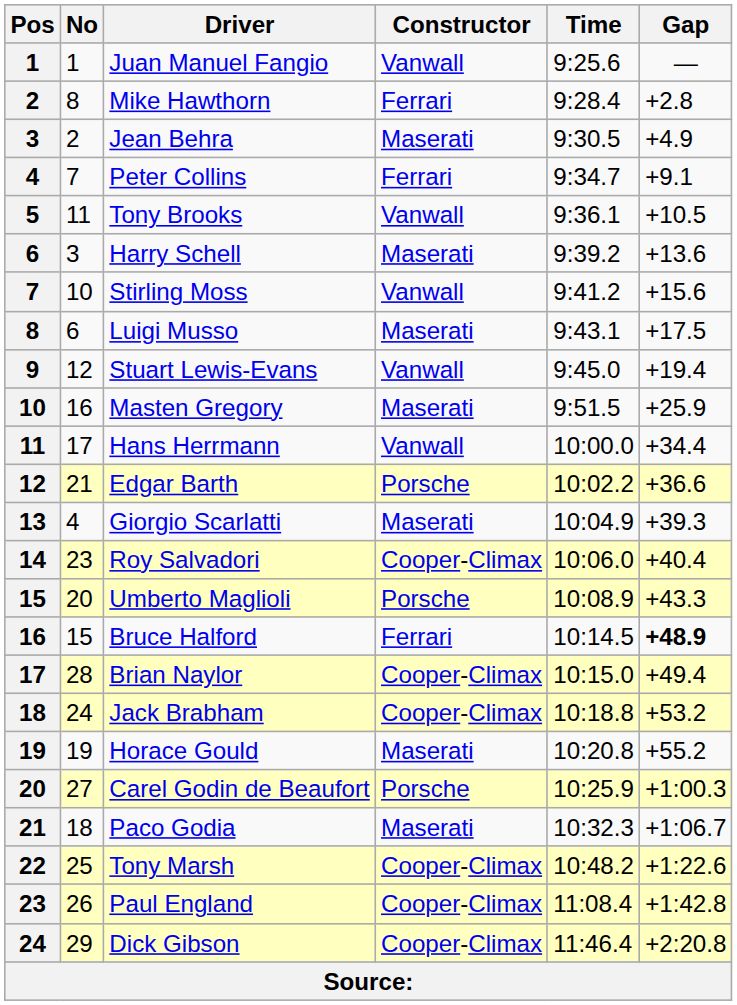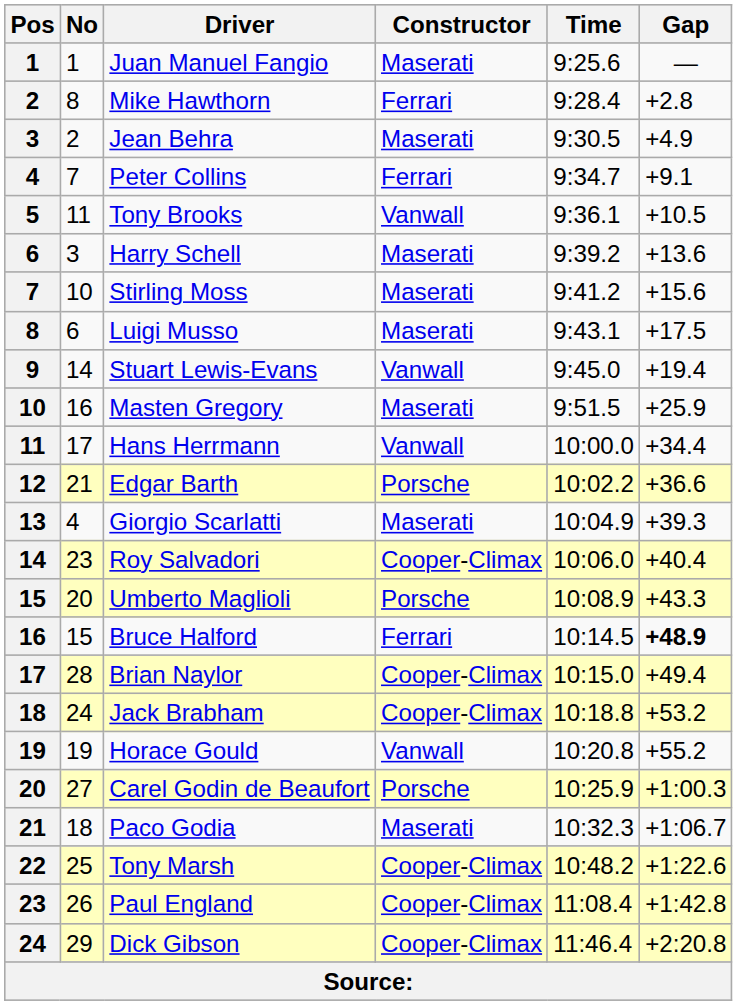(422, 62) Vanwall -> (427, 62) Maserati
(422, 292) Vanwall -> (427, 292) Maserati
(79, 368) 12 -> (79, 368) 14
(427, 751) Maserati -> (422, 751) Vanwall
